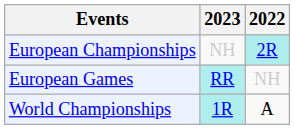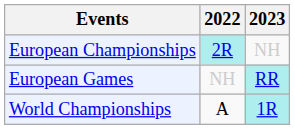columns swapped: (267, 19) <-> (222, 19)
